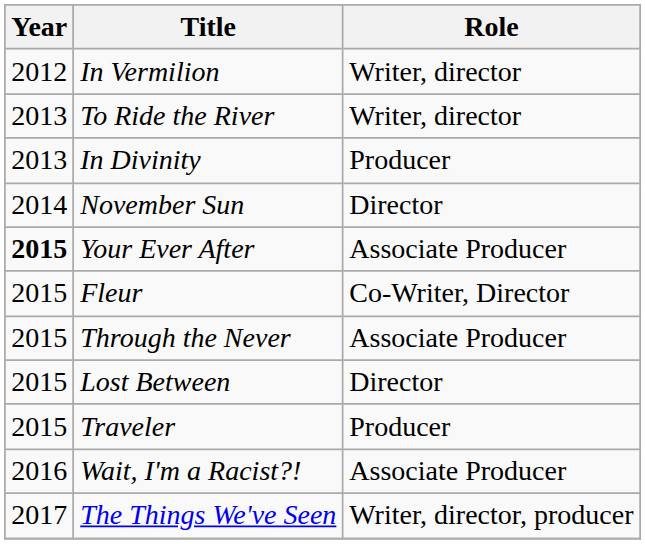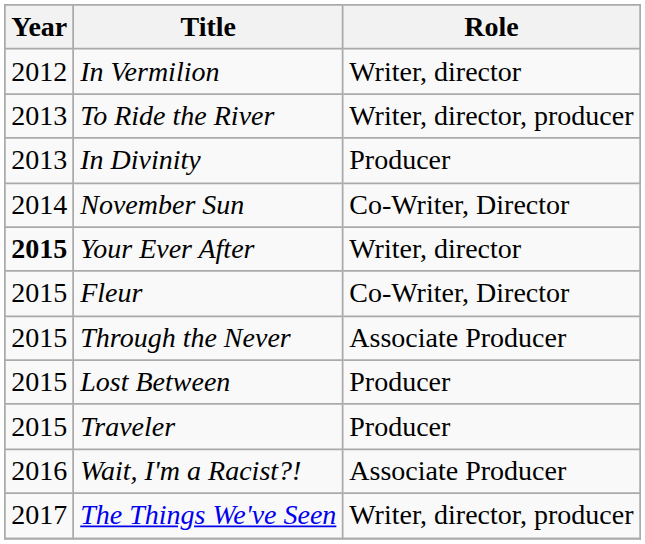(435, 115) Writer, director -> (491, 115) Writer, director, producer
(396, 204) Director -> (459, 204) Co-Writer, Director
(458, 248) Associate Producer -> (435, 248) Writer, director
(396, 381) Director -> (400, 381) Producer
